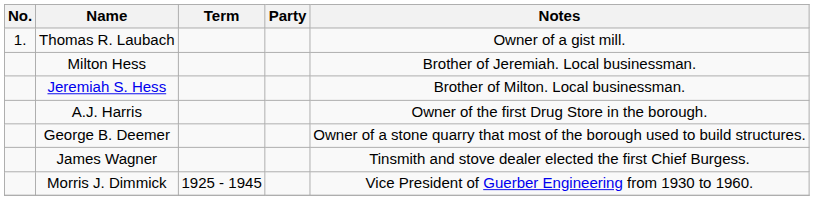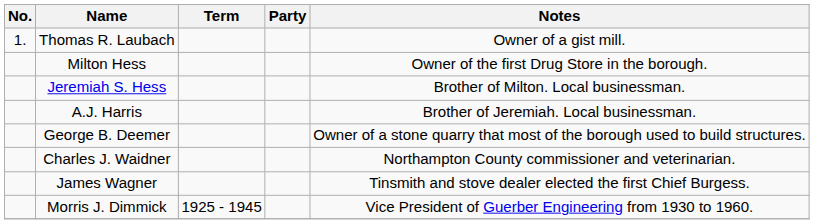(559, 64) Brother of Jeremiah. Local businessman. -> (559, 64) Owner of the first Drug Store in the borough.
(559, 111) Owner of the first Drug Store in the borough. -> (559, 111) Brother of Jeremiah. Local businessman.
+ row: (107, 159)
